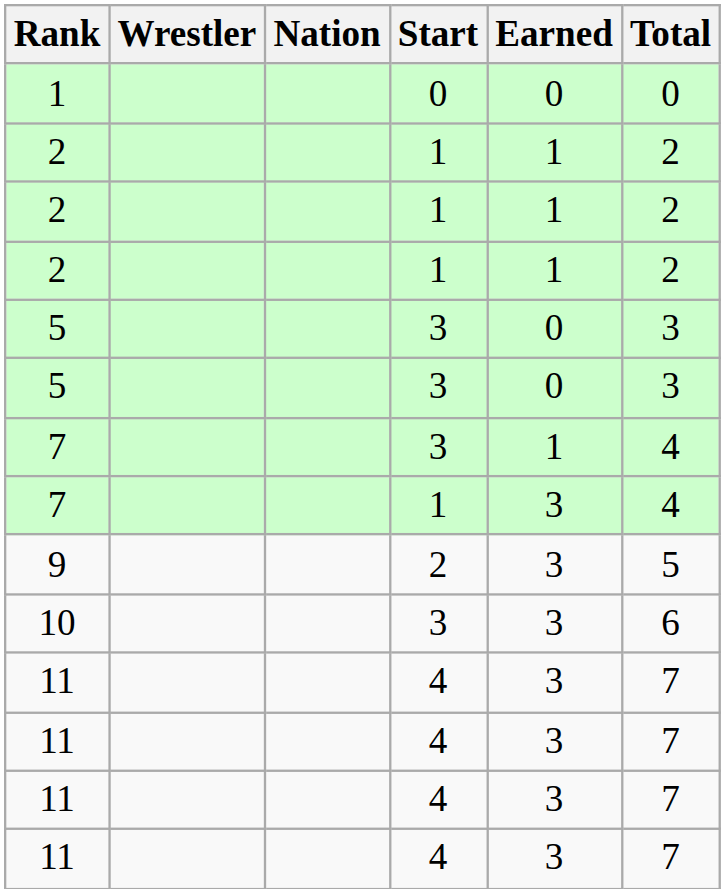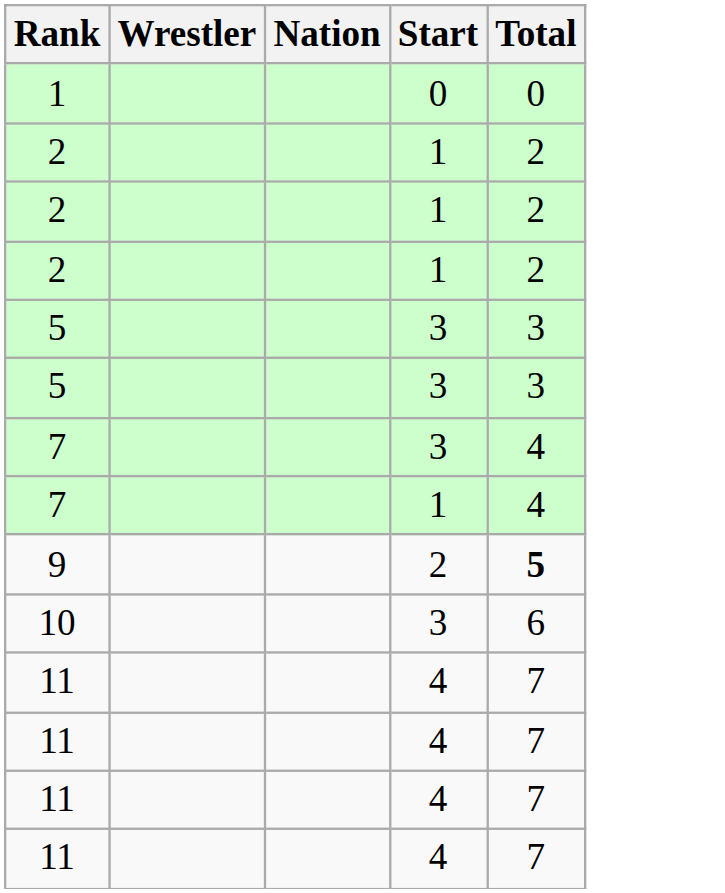- column: (554, 33)
(671, 563) normal -> (536, 563) bold
